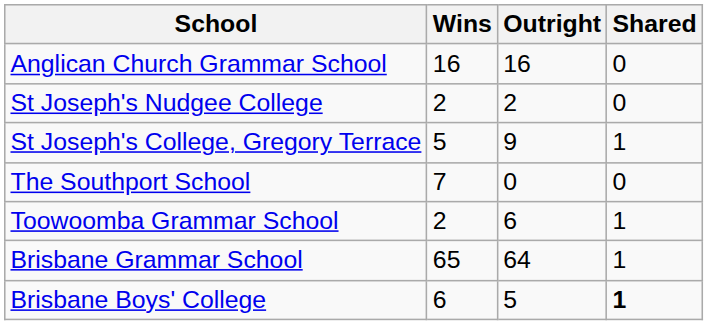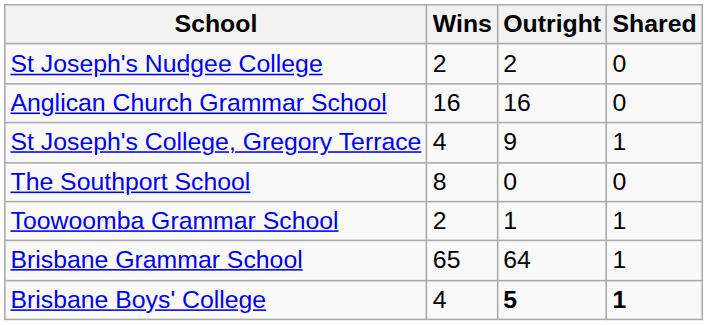rows swapped: (167, 102) <-> (199, 63)
(440, 142) 5 -> (440, 142) 4
(440, 181) 7 -> (440, 181) 8
(510, 220) 6 -> (510, 220) 1
(440, 299) 6 -> (440, 299) 4
(510, 299) normal -> (510, 299) bold
